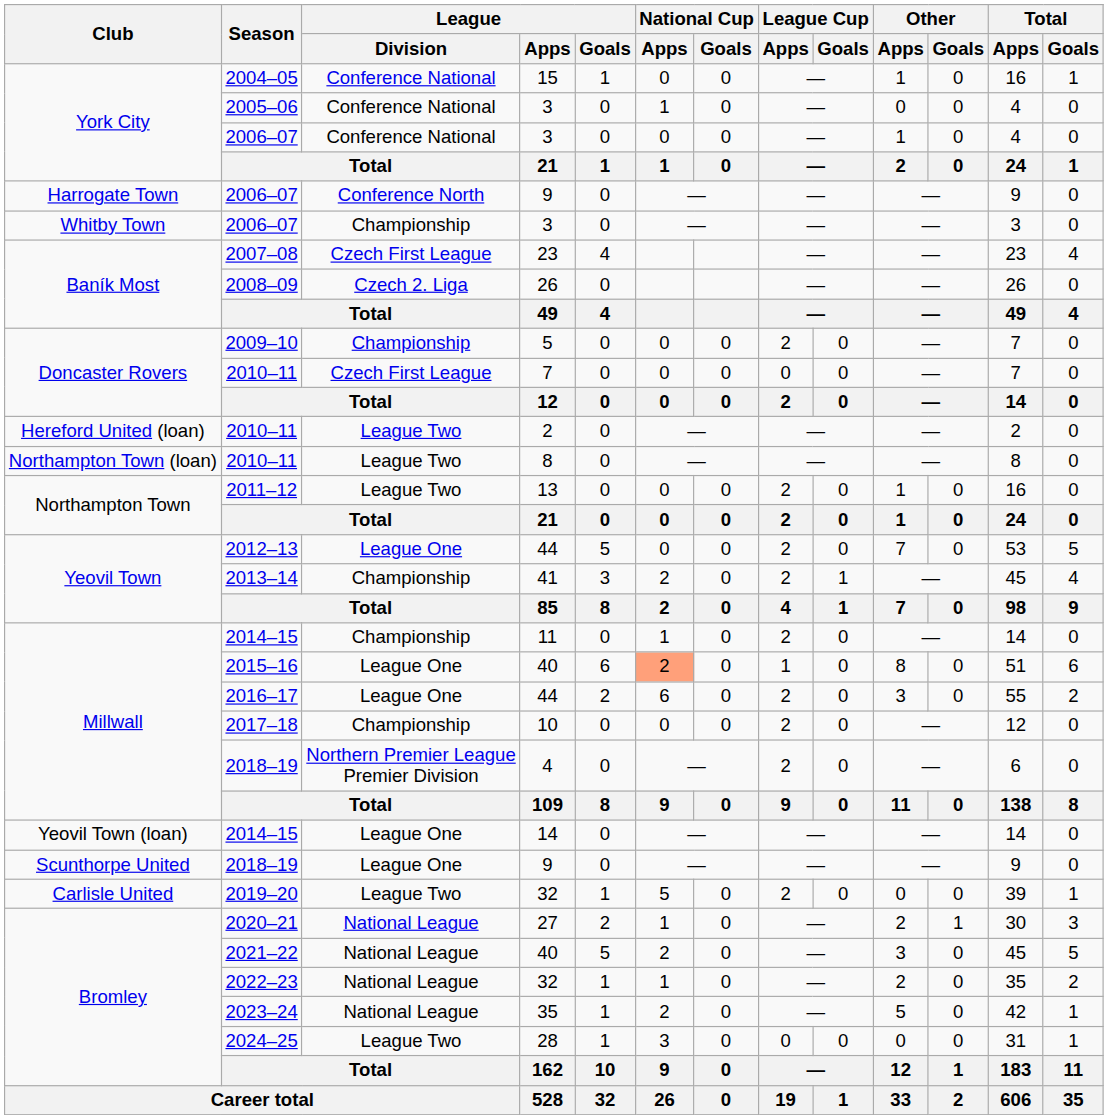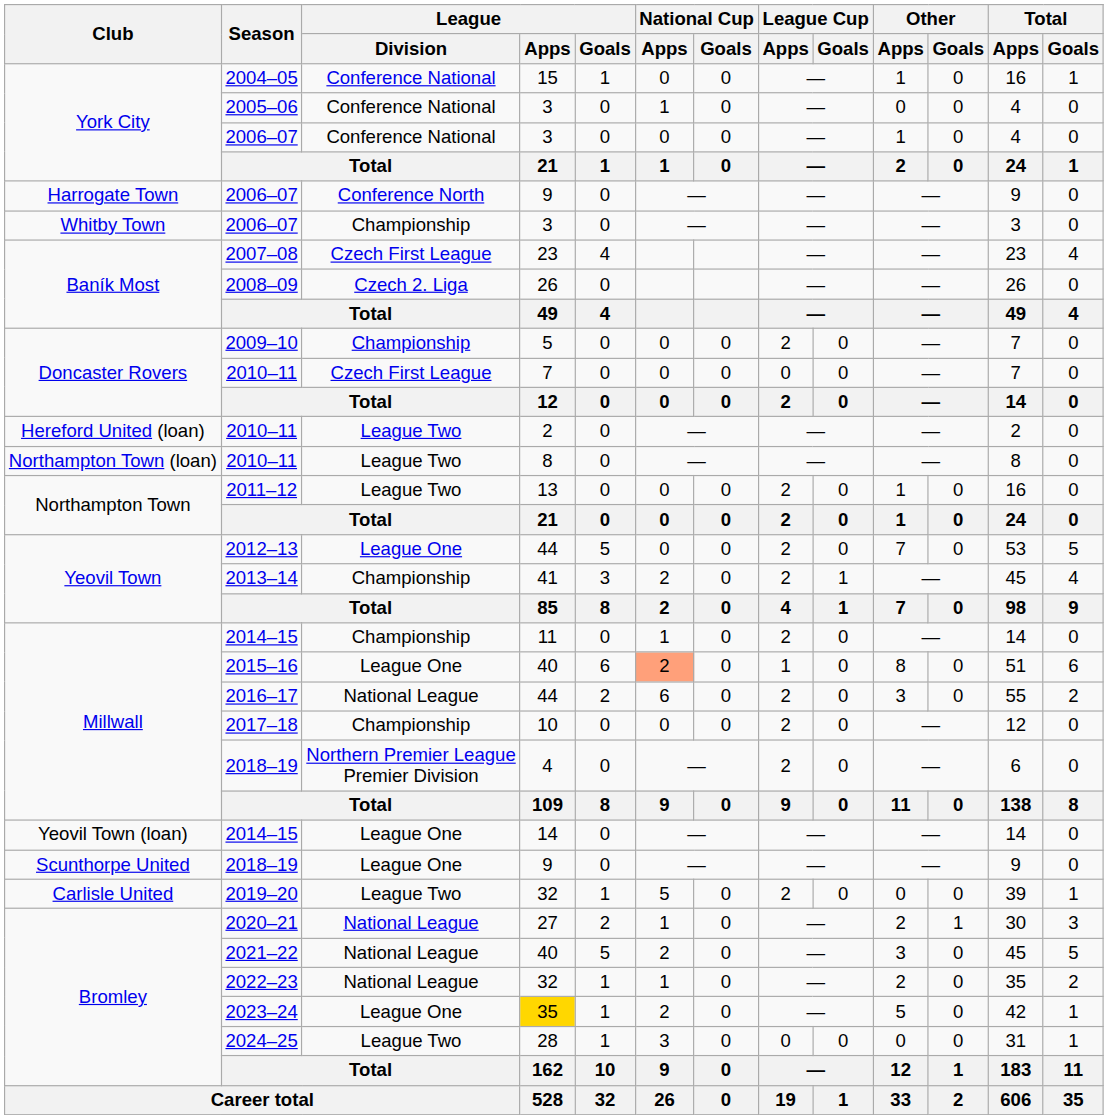(411, 696) League One -> (411, 696) National League
(411, 1011) National League -> (411, 1011) League One
(547, 1011) no background -> (547, 1011) gold background
